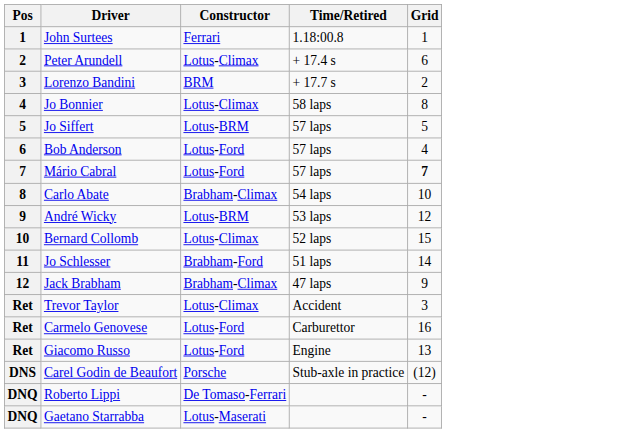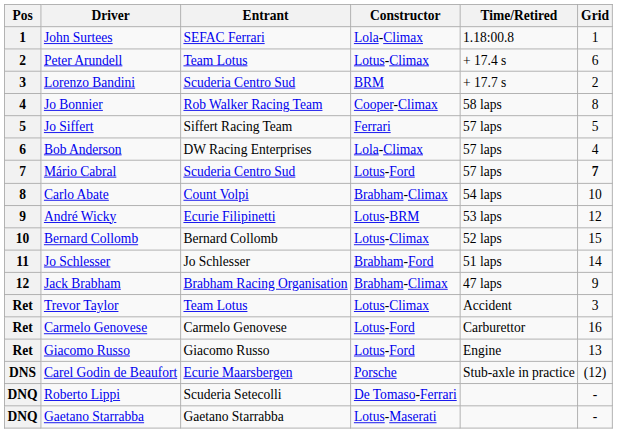+ column: (266, 15)
(202, 38) Ferrari -> (388, 38) Lola-Climax
(221, 105) Lotus-Climax -> (396, 105) Cooper-Climax
(216, 127) Lotus-BRM -> (372, 127) Ferrari
(214, 149) Lotus-Ford -> (388, 149) Lola-Climax
